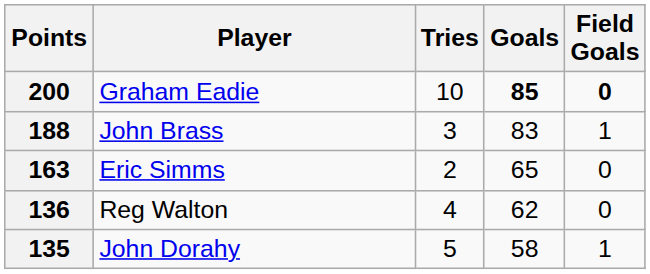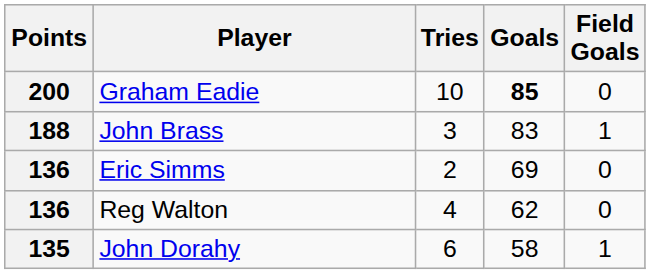(605, 91) bold -> (605, 91) normal
(49, 170) 163 -> (49, 170) 136
(525, 170) 65 -> (525, 170) 69
(450, 248) 5 -> (450, 248) 6
